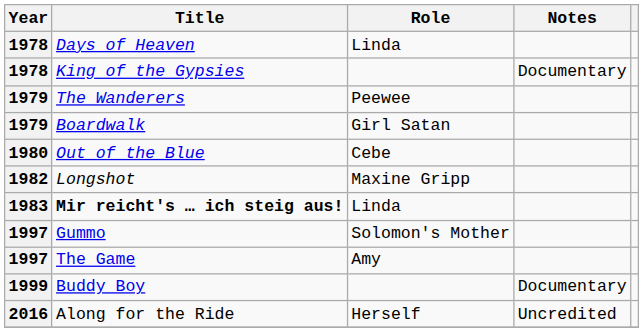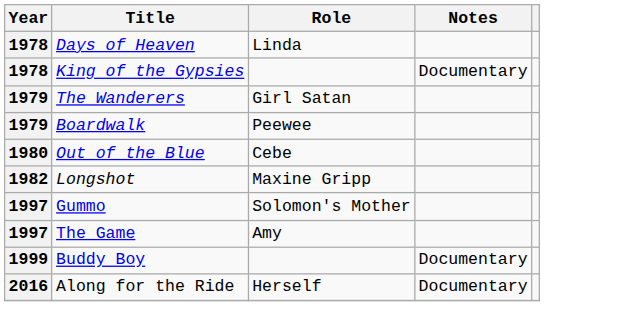(381, 99) Peewee -> (302, 99) Girl Satan
(401, 126) Girl Satan -> (282, 126) Peewee
- row: (200, 206)
(567, 314) Uncredited -> (473, 287) Documentary
